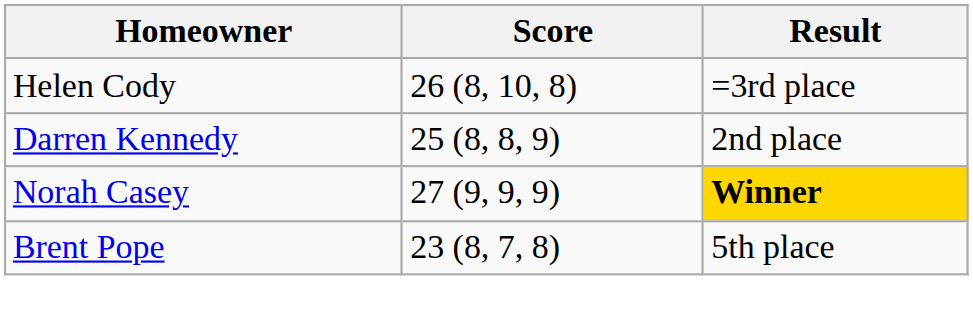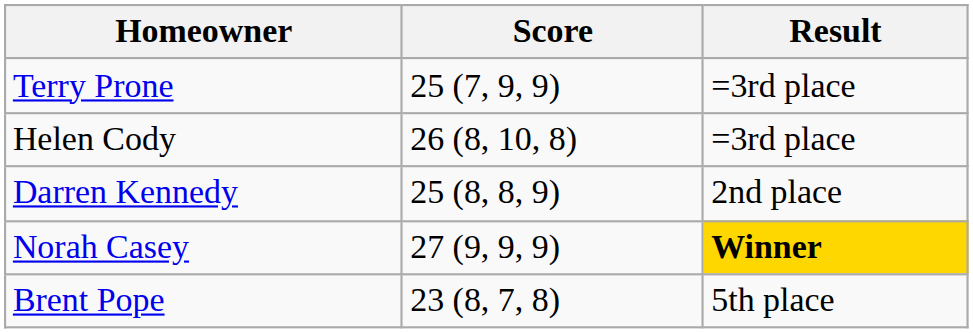+ row: (93, 85)
